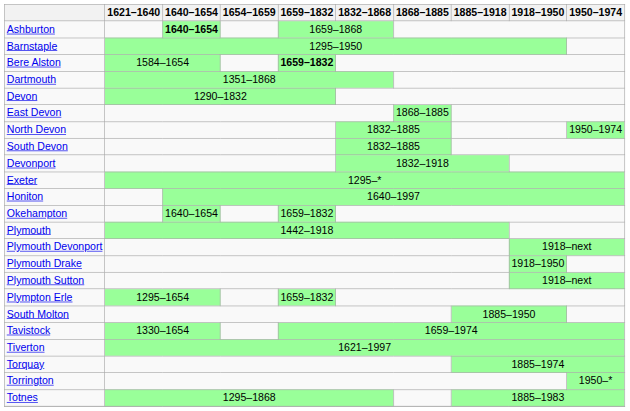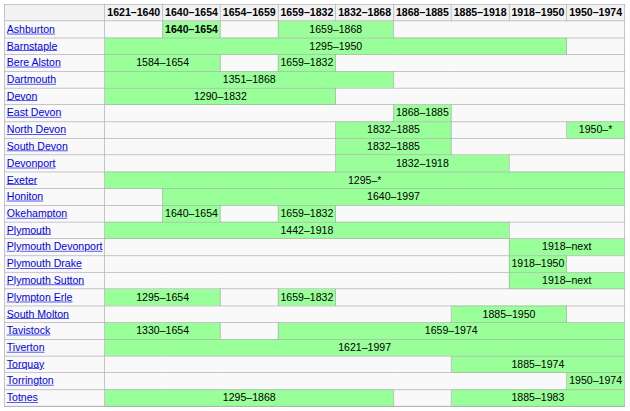(307, 63) bold -> (307, 63) normal
(596, 130) 1950–1974 -> (596, 130) 1950–*
(596, 381) 1950–* -> (596, 381) 1950–1974
